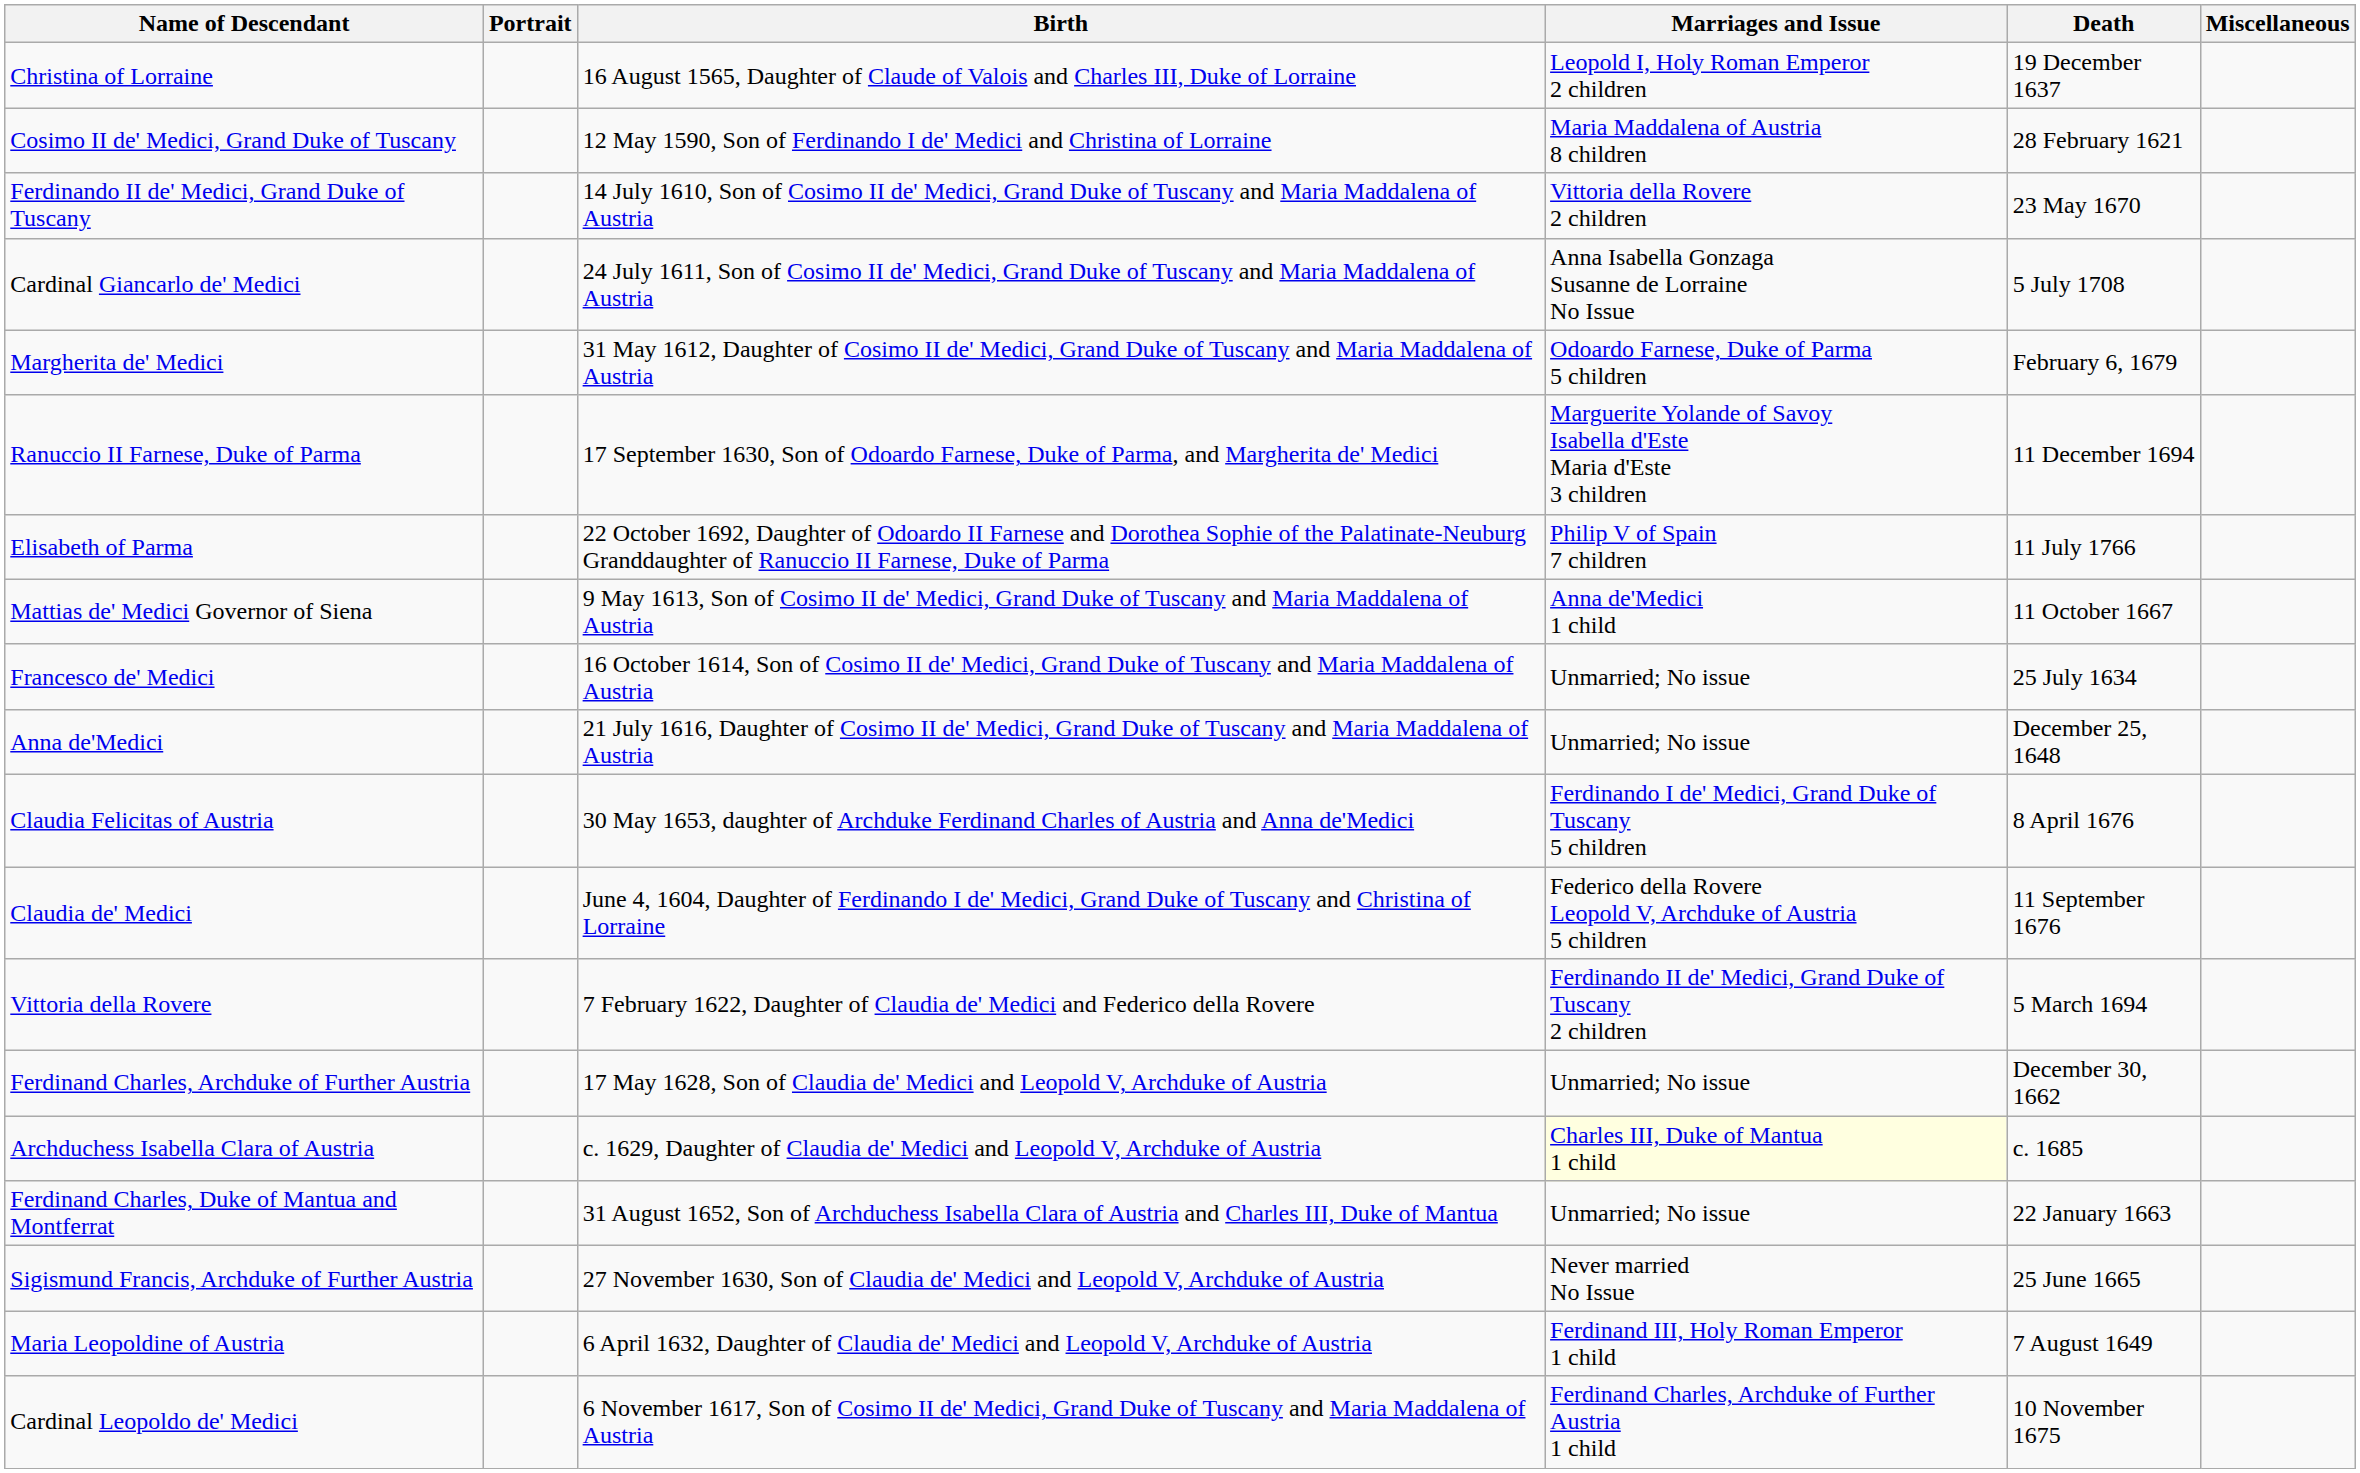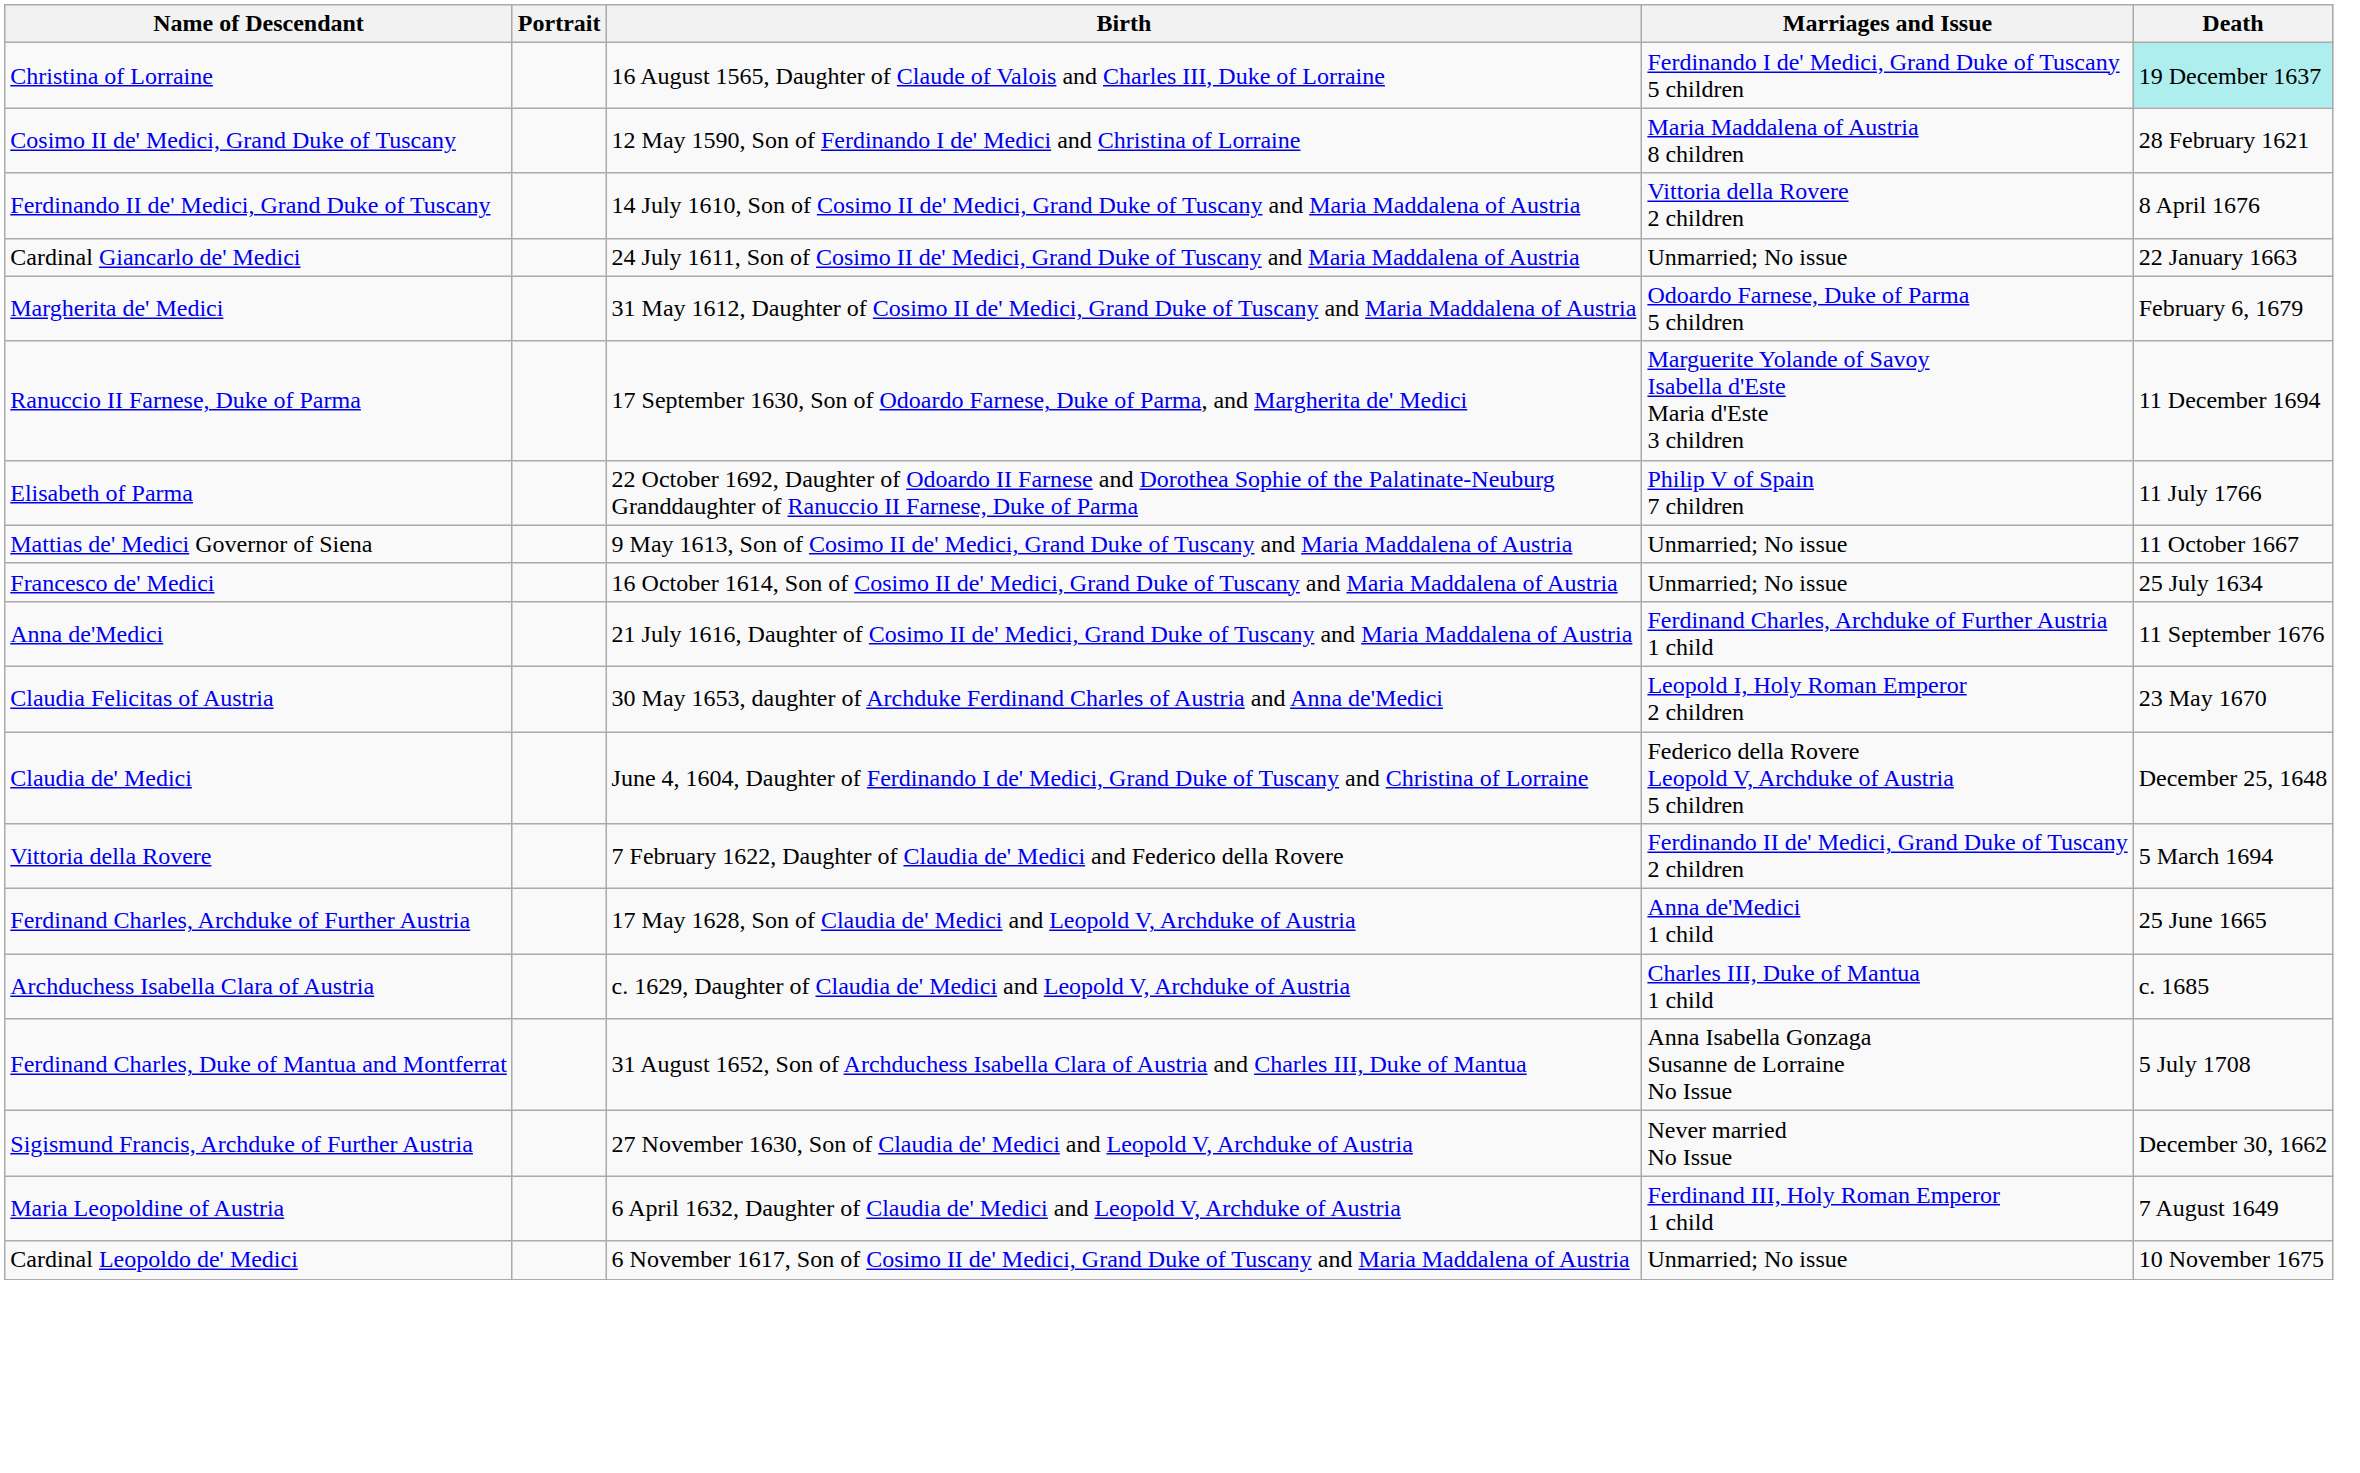- column: (2278, 23)
(1710, 75) Leopold I, Holy Roman Emperor 2 children -> (1884, 75) Ferdinando I de' Medici, Grand Duke of Tuscany 5 children
(2077, 75) no background -> (2230, 75) paleturquoise background
(2077, 205) 23 May 1670 -> (2199, 205) 8 April 1676
(1662, 283) Anna Isabella Gonzaga Susanne de Lorraine No Issue -> (1747, 256) Unmarried; No issue
(2069, 283) 5 July 1708 -> (2218, 256) 22 January 1663
(1627, 611) Anna de'Medici 1 child -> (1747, 544) Unmarried; No issue
(1650, 741) Unmarried; No issue -> (1877, 633) Ferdinand Charles, Archduke of Further Austria 1 child
(2080, 741) December 25, 1648 -> (2232, 633) 11 September 1676
(1743, 820) Ferdinando I de' Medici, Grand Duke of Tuscany 5 children -> (1807, 698) Leopold I, Holy Roman Emperor 2 children
(2073, 820) 8 April 1676 -> (2203, 698) 23 May 1670
(2079, 912) 11 September 1676 -> (2233, 777) December 25, 1648
(1650, 1082) Unmarried; No issue -> (1724, 920) Anna de'Medici 1 child
(2080, 1082) December 30, 1662 -> (2203, 920) 25 June 1665
(1686, 1147) lightyellow background -> (1784, 985) no background
(1650, 1213) Unmarried; No issue -> (1759, 1064) Anna Isabella Gonzaga Susanne de Lorraine No Issue
(2092, 1213) 22 January 1663 -> (2195, 1064) 5 July 1708
(2077, 1278) 25 June 1665 -> (2233, 1143) December 30, 1662
(1742, 1421) Ferdinand Charles, Archduke of Further Austria 1 child -> (1747, 1259) Unmarried; No issue
